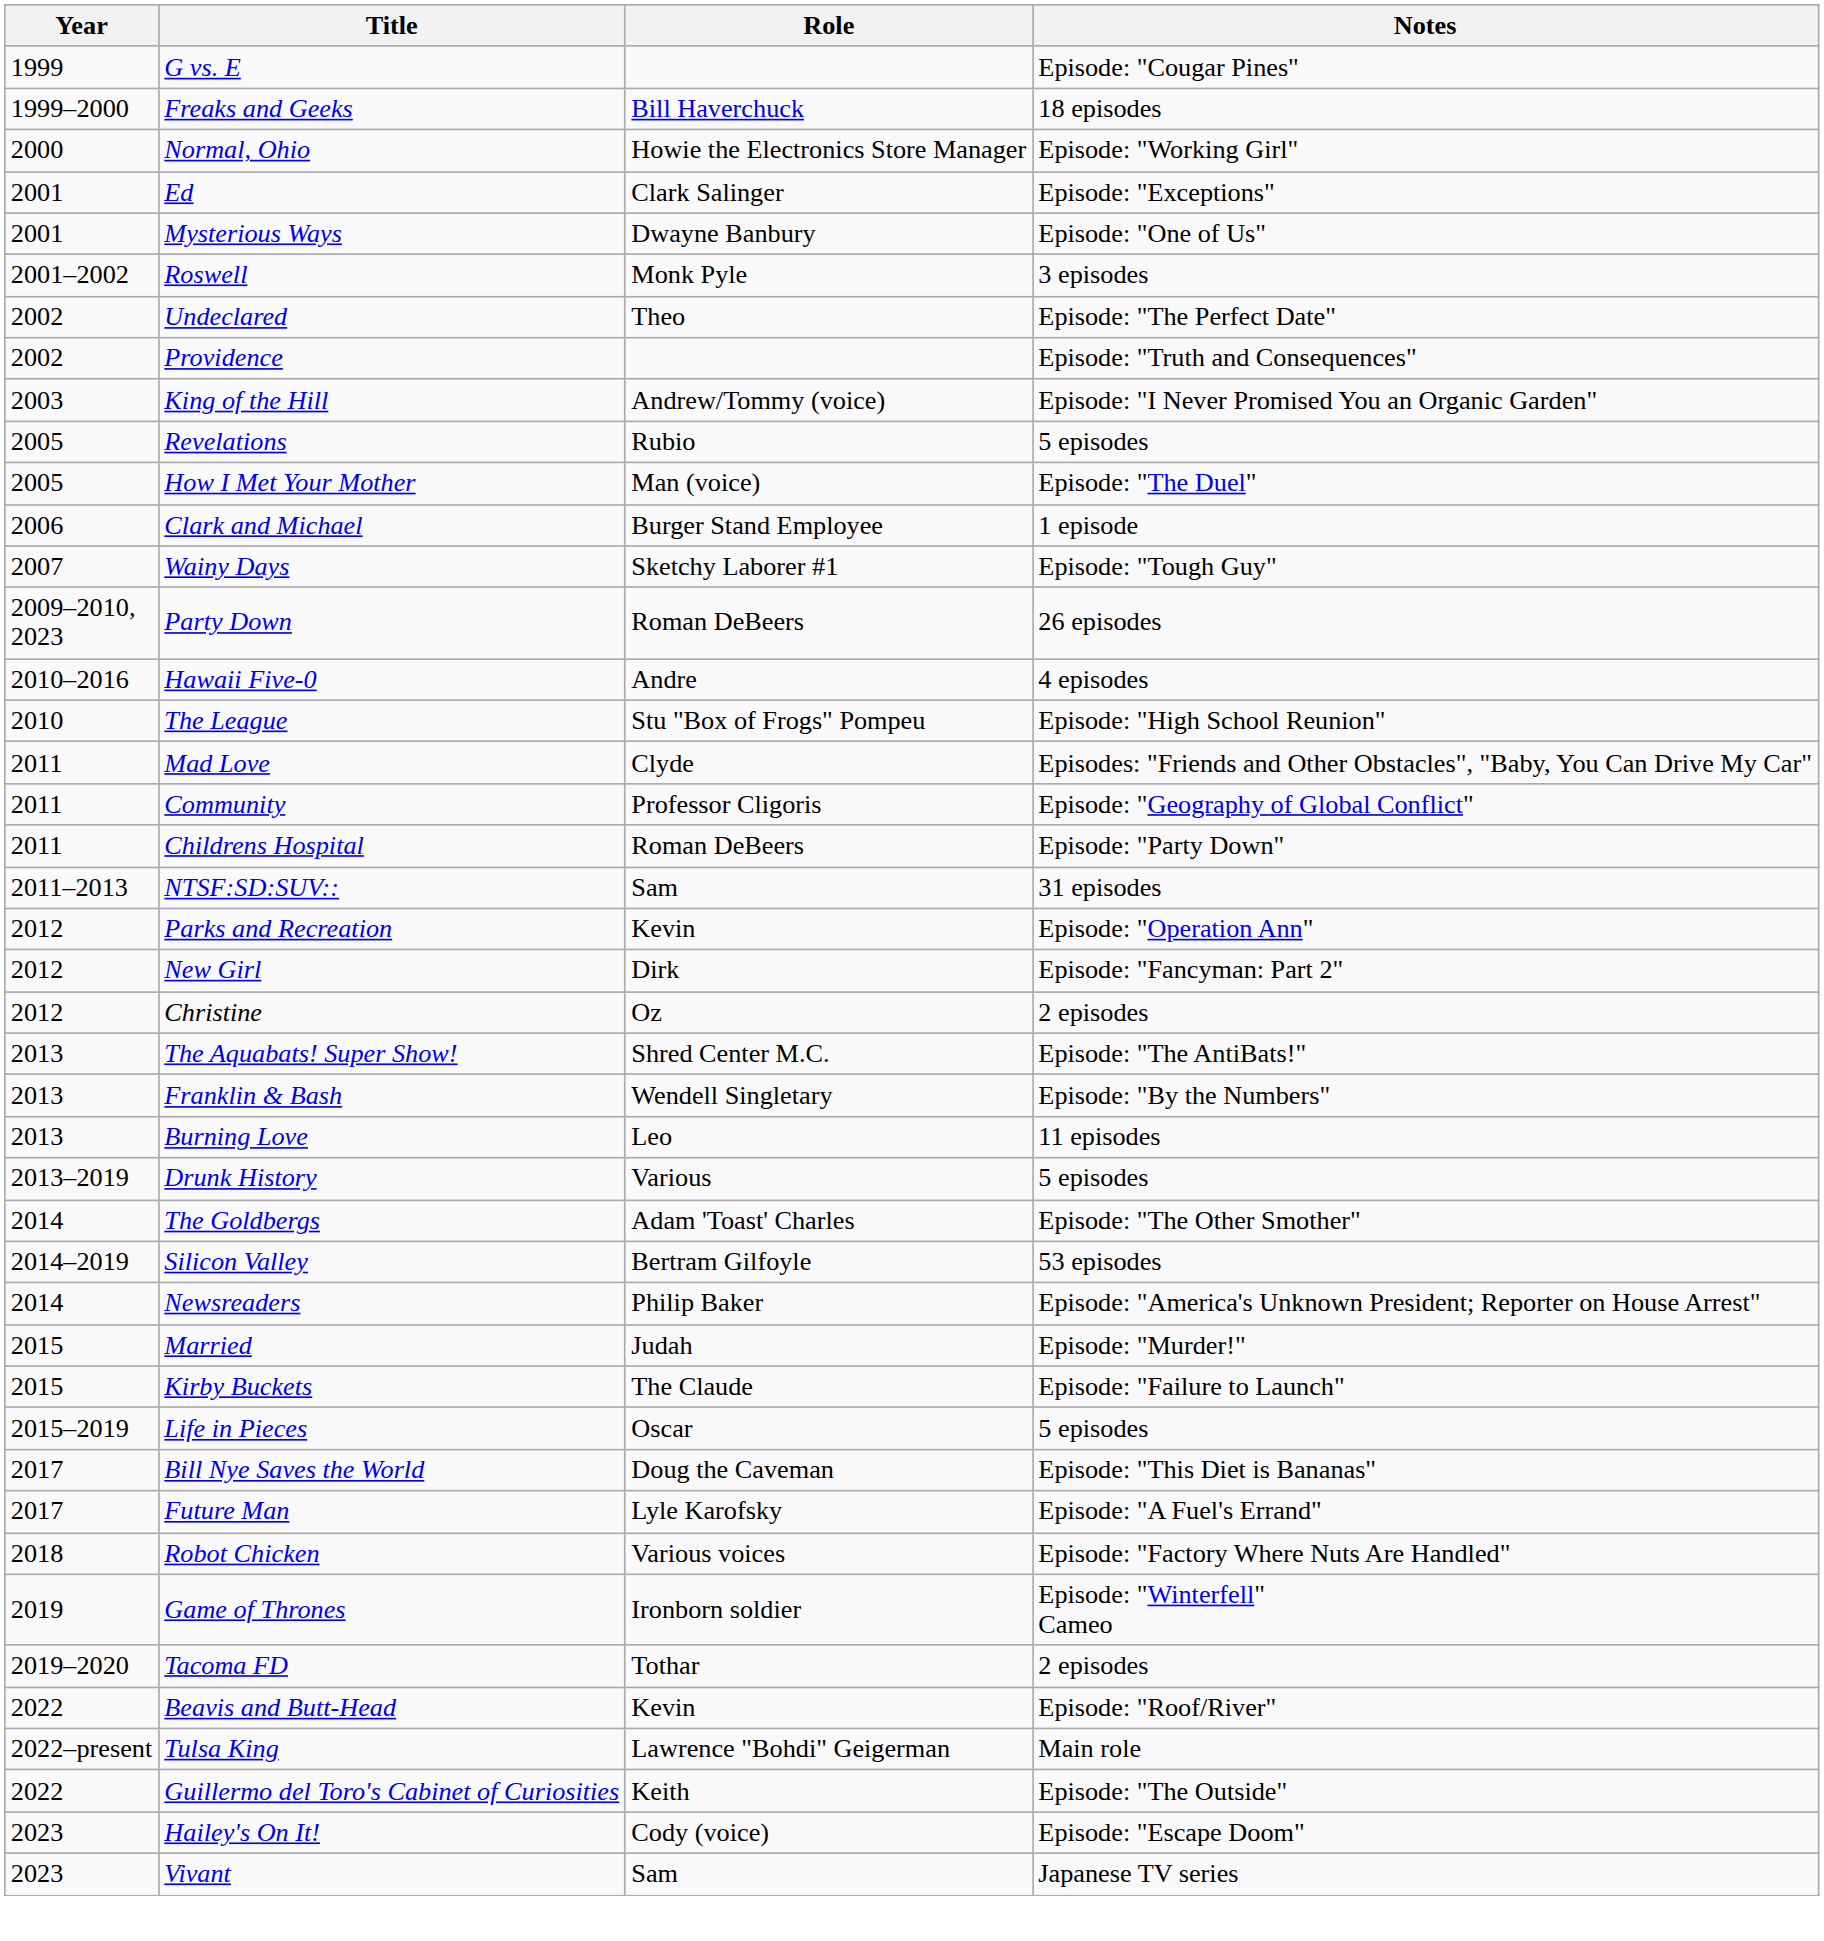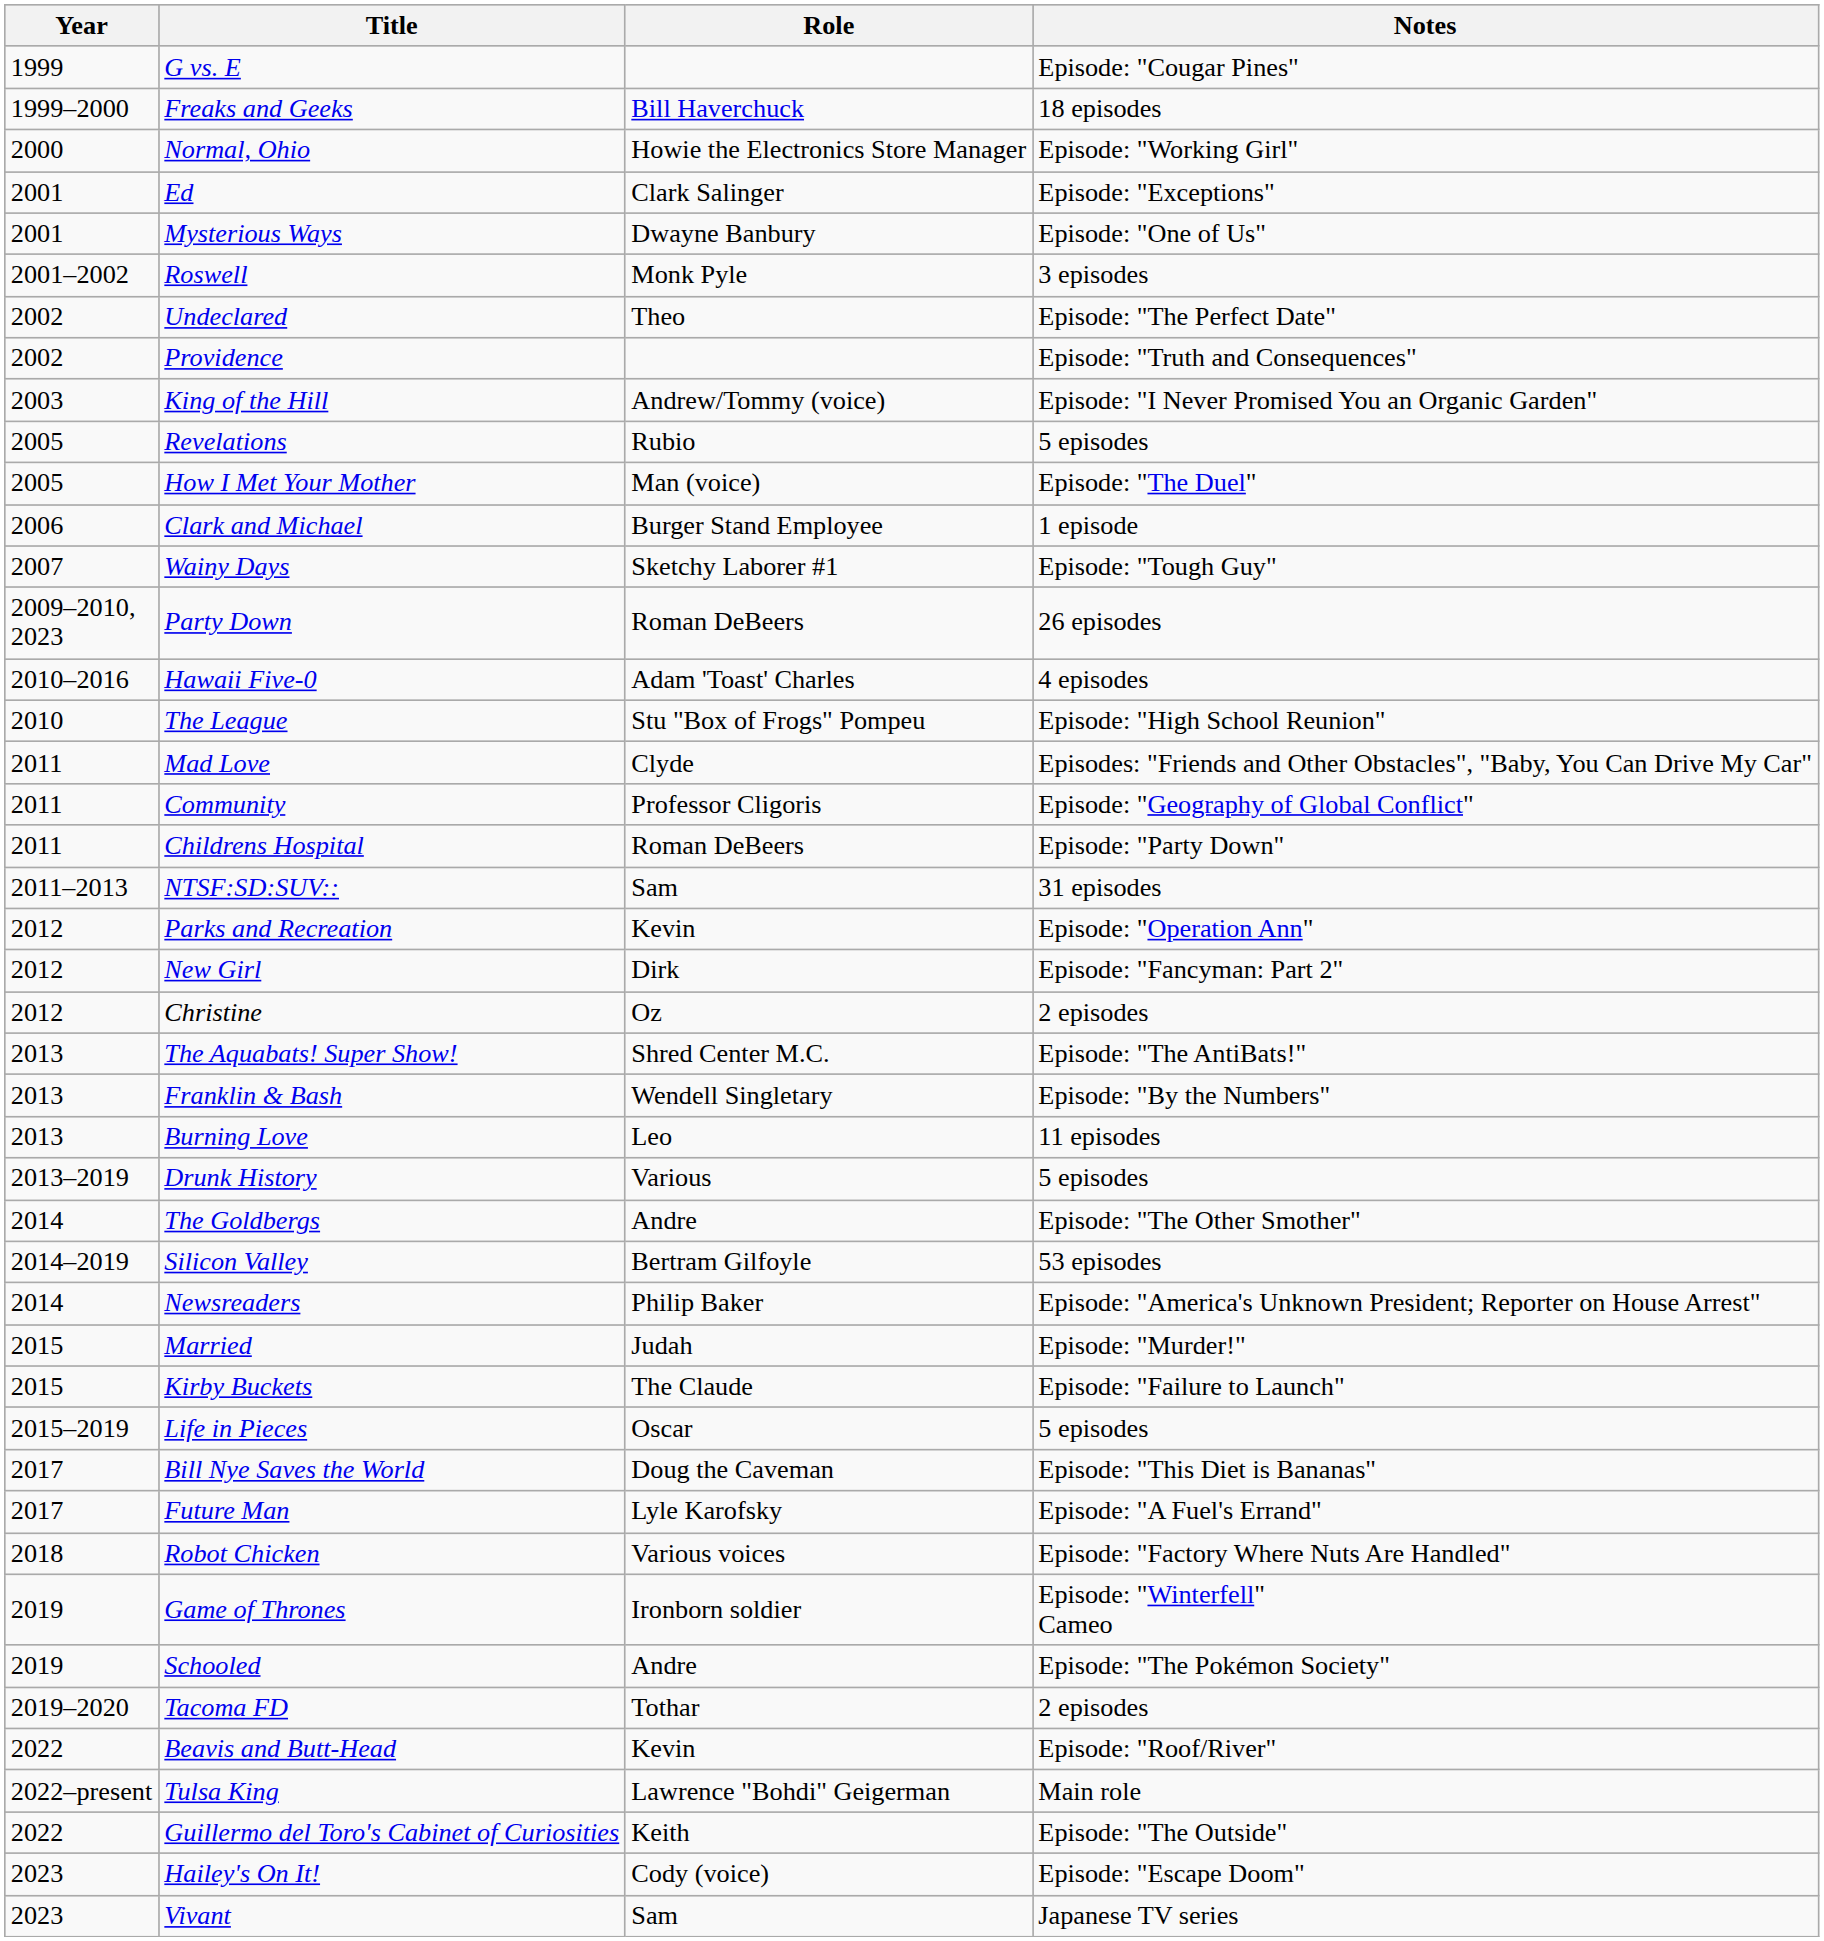(664, 679) Andre -> (743, 679) Adam 'Toast' Charles
(743, 1220) Adam 'Toast' Charles -> (664, 1220) Andre
+ row: (212, 1665)
